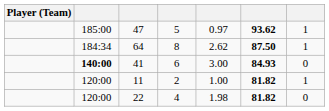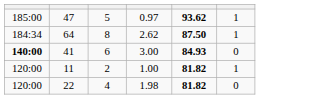- column: (39, 13)
